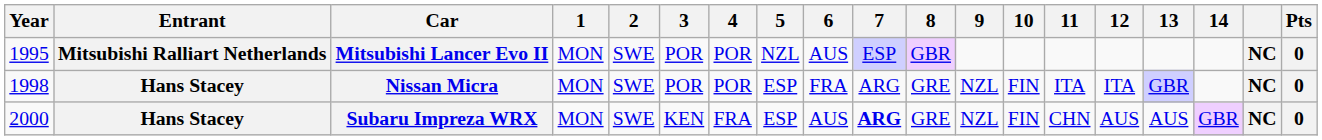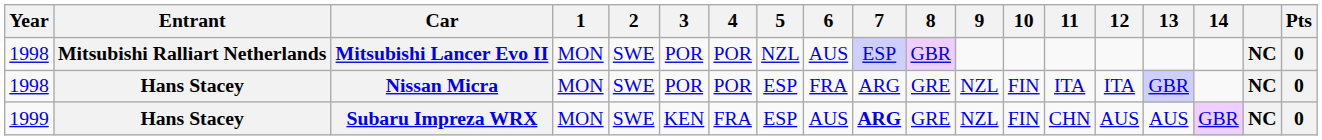(29, 53) 1995 -> (29, 53) 1998
(29, 118) 2000 -> (29, 118) 1999
